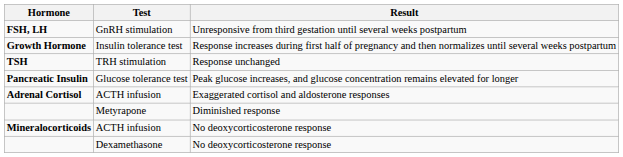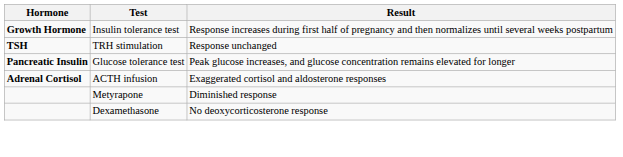- row: (27, 29)
- row: (49, 128)
